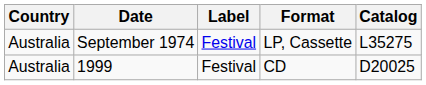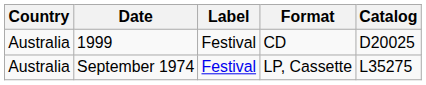rows swapped: (136, 42) <-> (95, 67)
